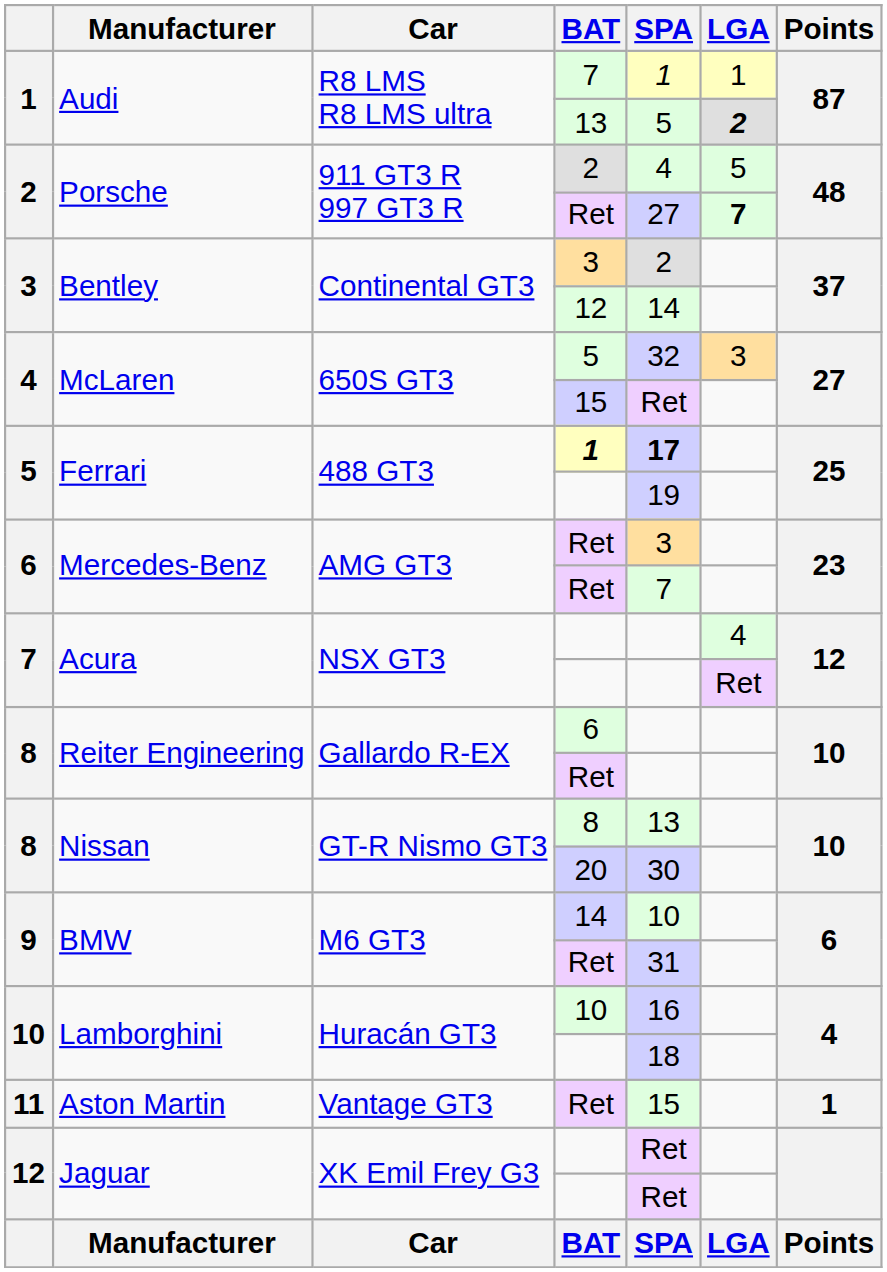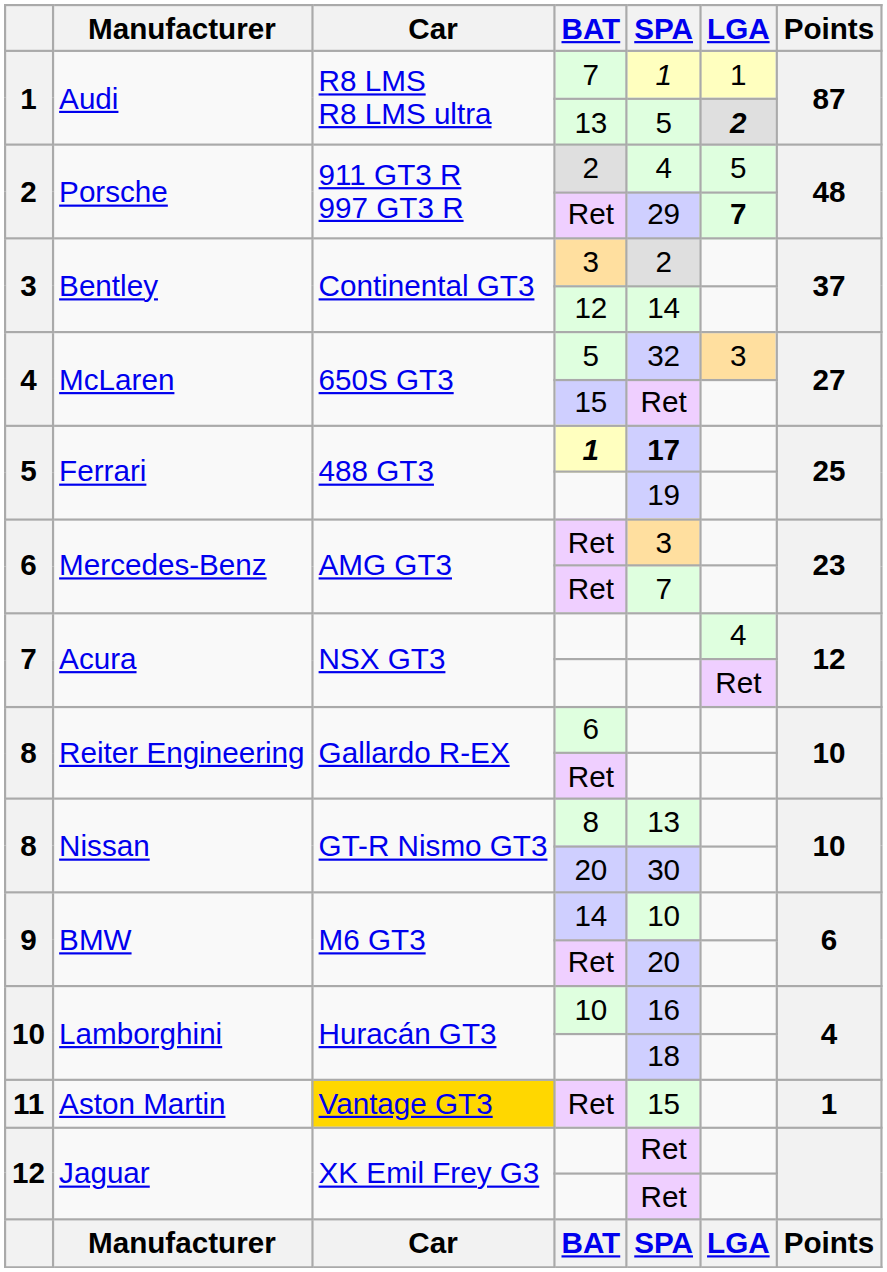(664, 215) 27 -> (664, 215) 29
(664, 963) 31 -> (664, 963) 20
(406, 1103) no background -> (406, 1103) gold background
